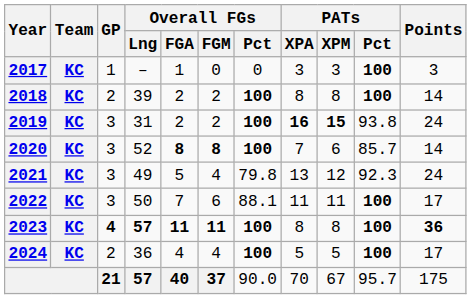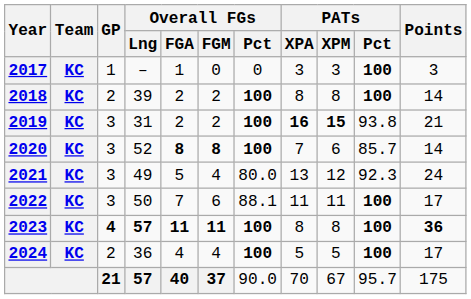(434, 123) 24 -> (434, 123) 21
(258, 175) 79.8 -> (258, 175) 80.0
